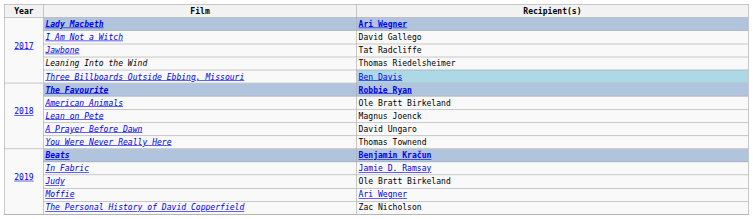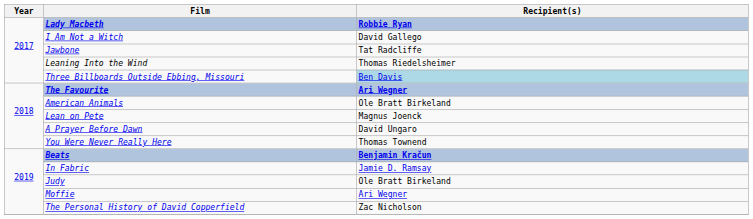(383, 24) Ari Wegner -> (385, 24) Robbie Ryan
(385, 90) Robbie Ryan -> (383, 90) Ari Wegner
